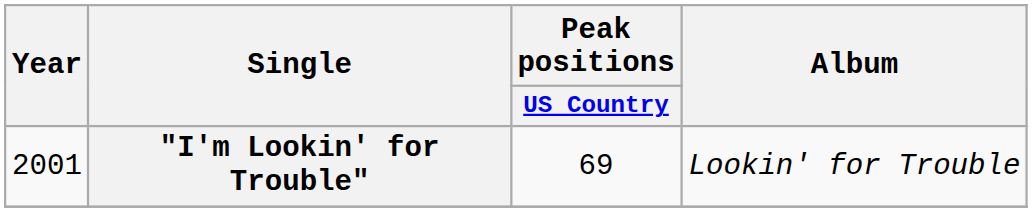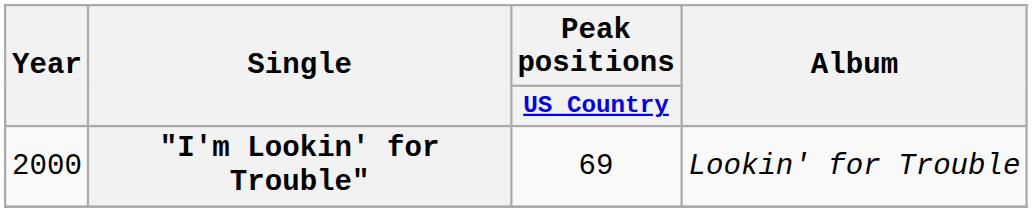(47, 165) 2001 -> (47, 165) 2000
